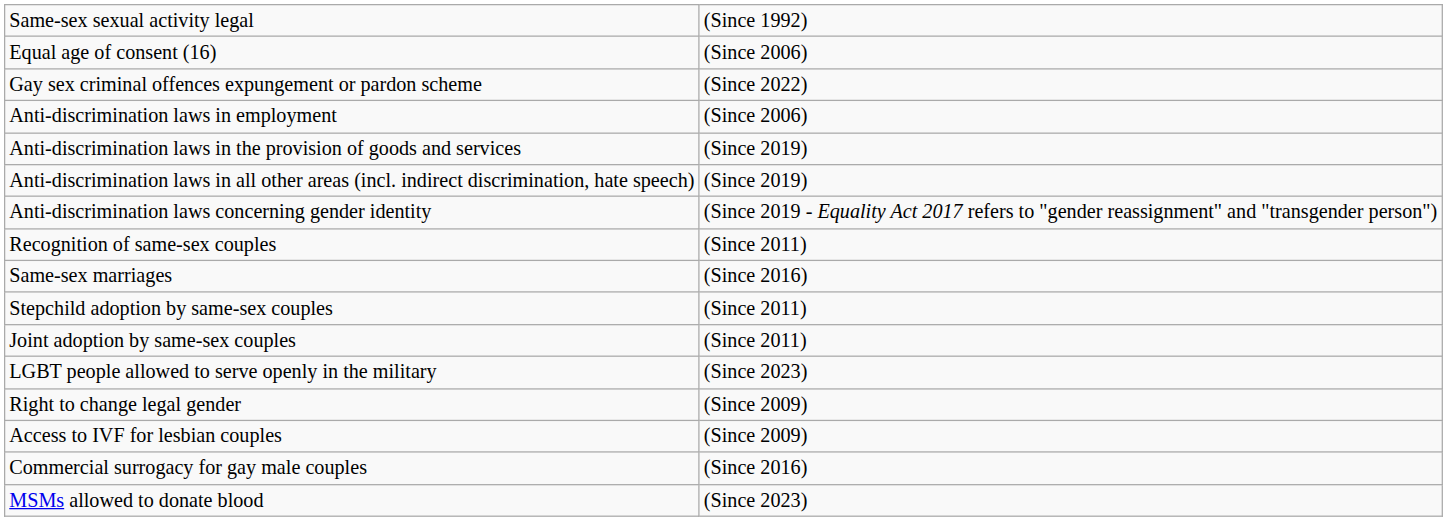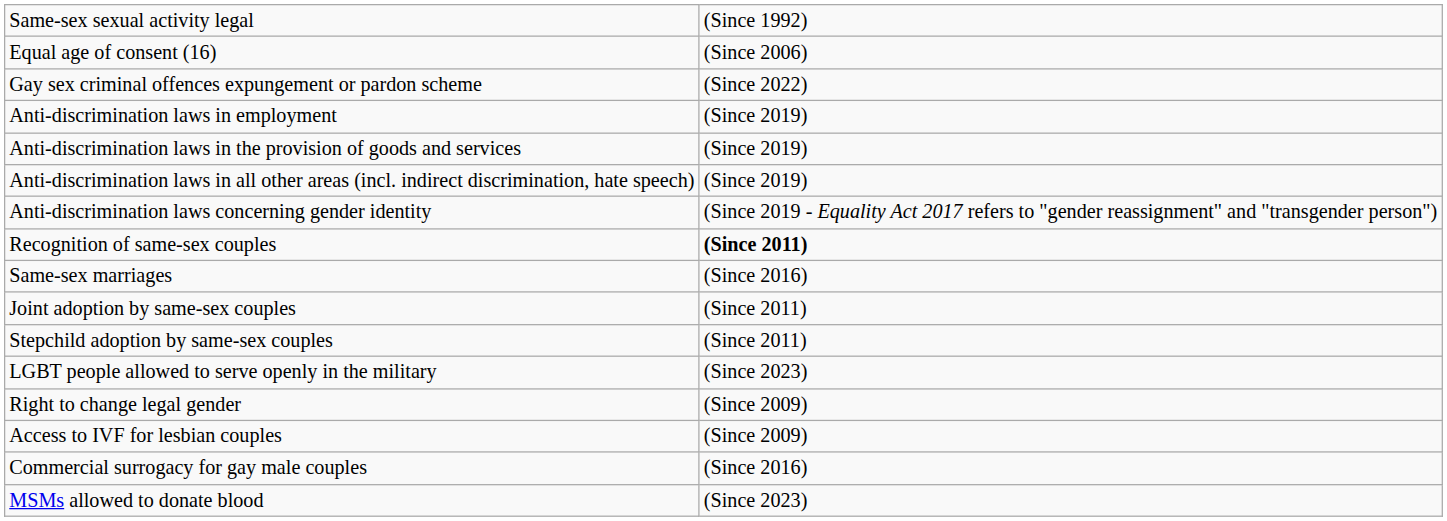(756, 116) (Since 2006) -> (756, 116) (Since 2019)
(755, 244) normal -> (756, 244) bold
rows swapped: (171, 308) <-> (153, 340)
